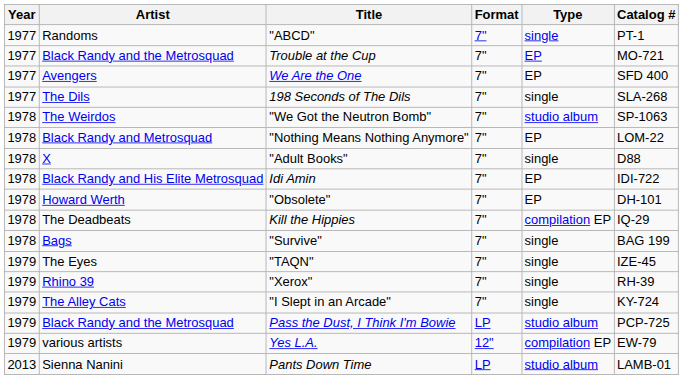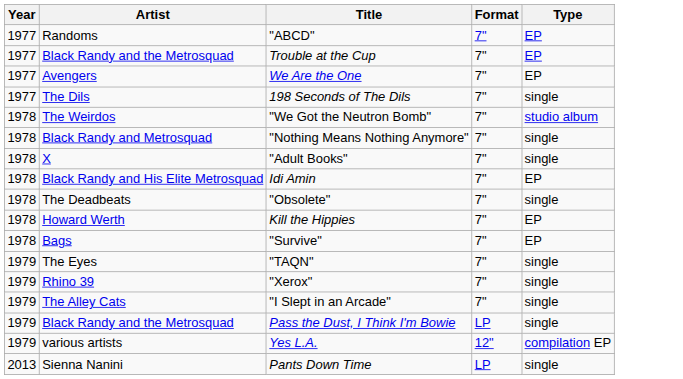- column: (646, 14)
(542, 35) single -> (533, 35) EP
(533, 138) EP -> (542, 138) single
(83, 199) Howard Werth -> (87, 199) The Deadbeats
(533, 199) EP -> (542, 199) single
(87, 220) The Deadbeats -> (83, 220) Howard Werth
(568, 220) compilation EP -> (533, 220) EP
(542, 240) single -> (533, 240) EP
(561, 323) studio album -> (542, 323) single
(561, 364) studio album -> (542, 364) single
